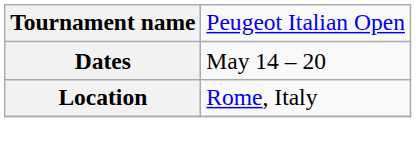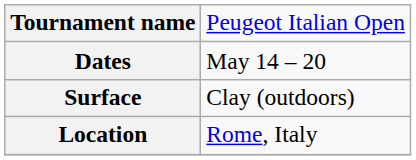+ row: (103, 97)
